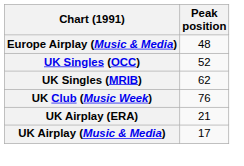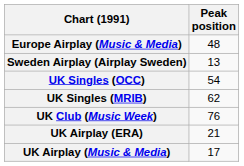+ row: (97, 62)
(204, 62) 52 -> (214, 80) 54
